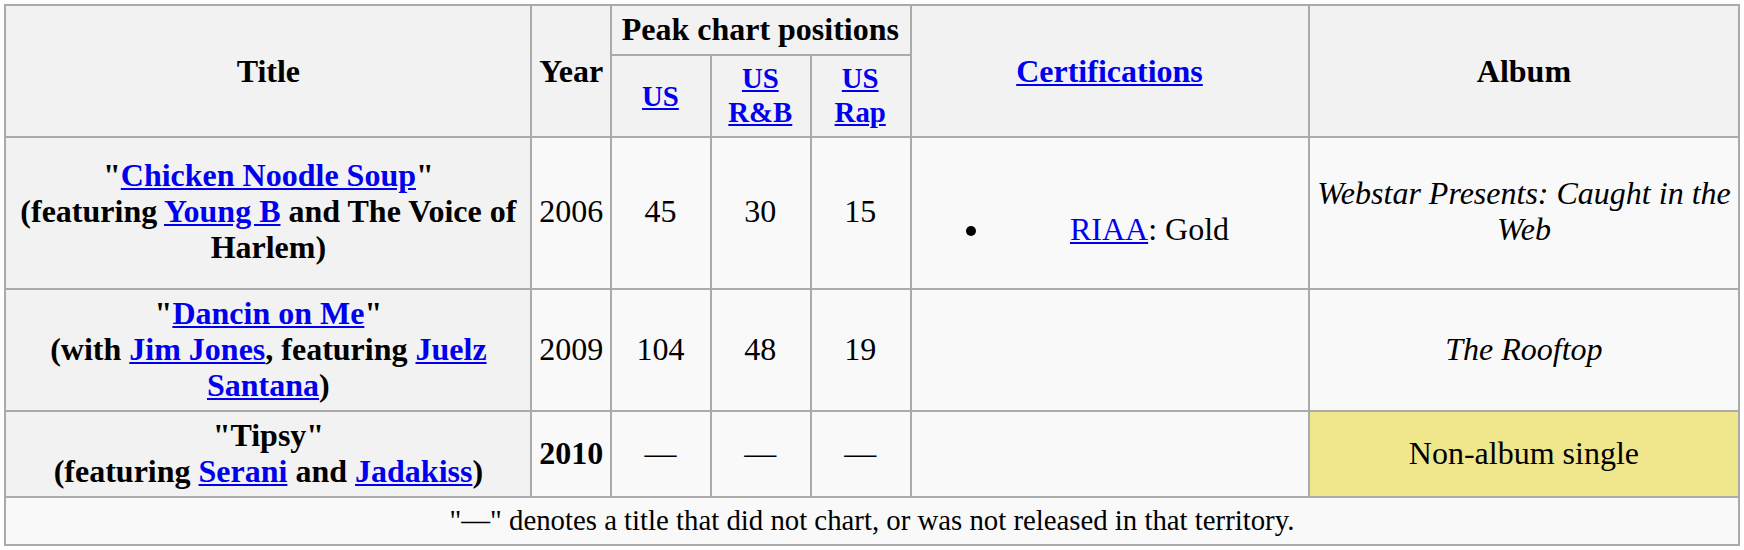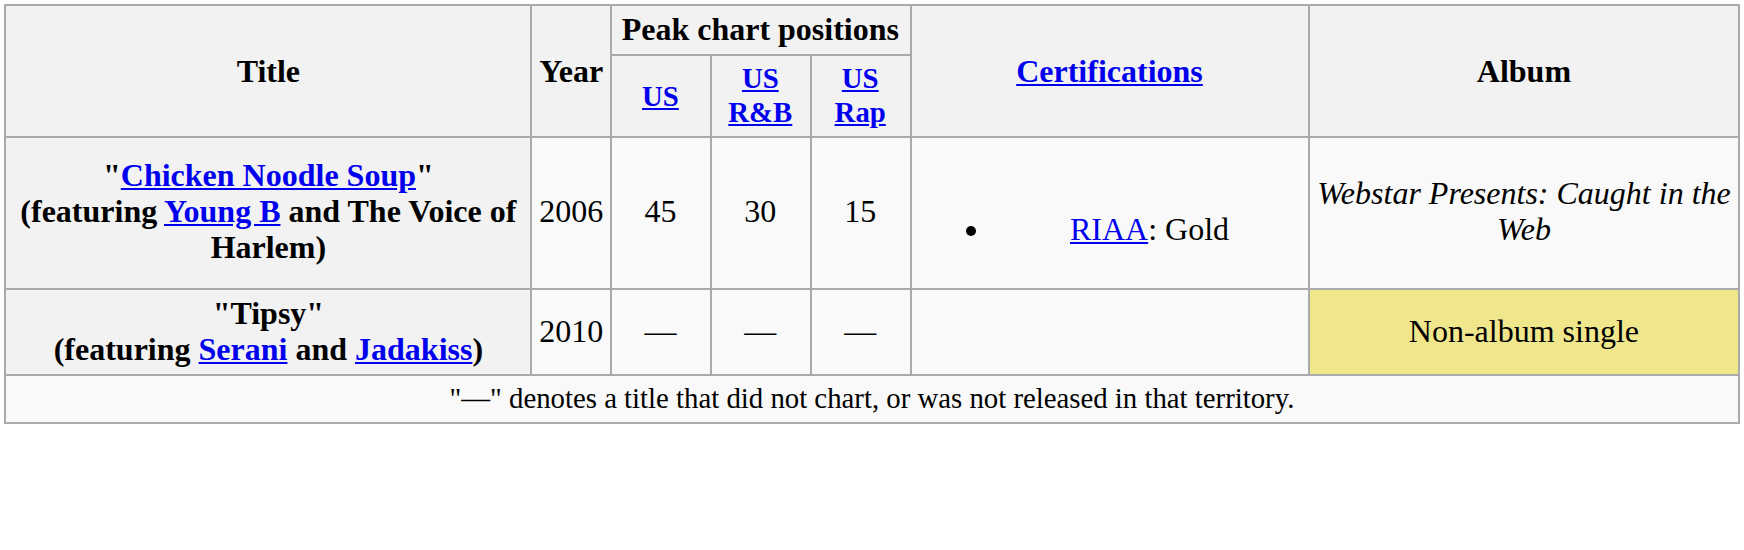- row: (268, 348)
(571, 453) bold -> (571, 330) normal
